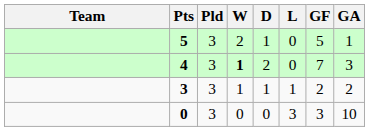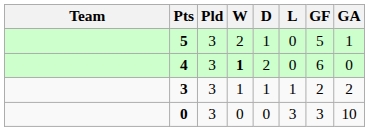(320, 65) 7 -> (320, 65) 6
(349, 65) 3 -> (349, 65) 0
